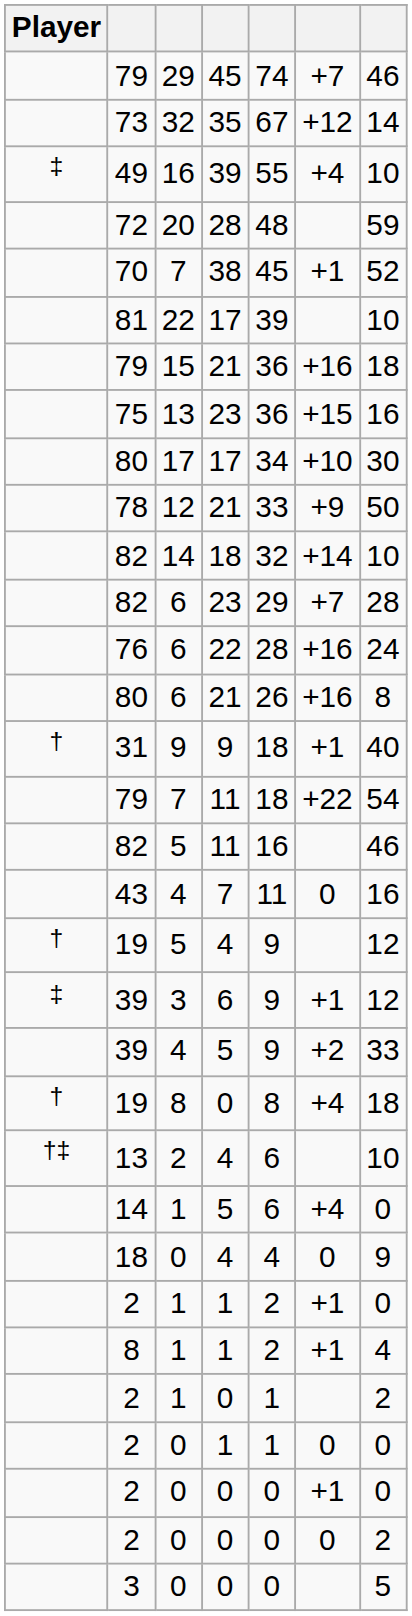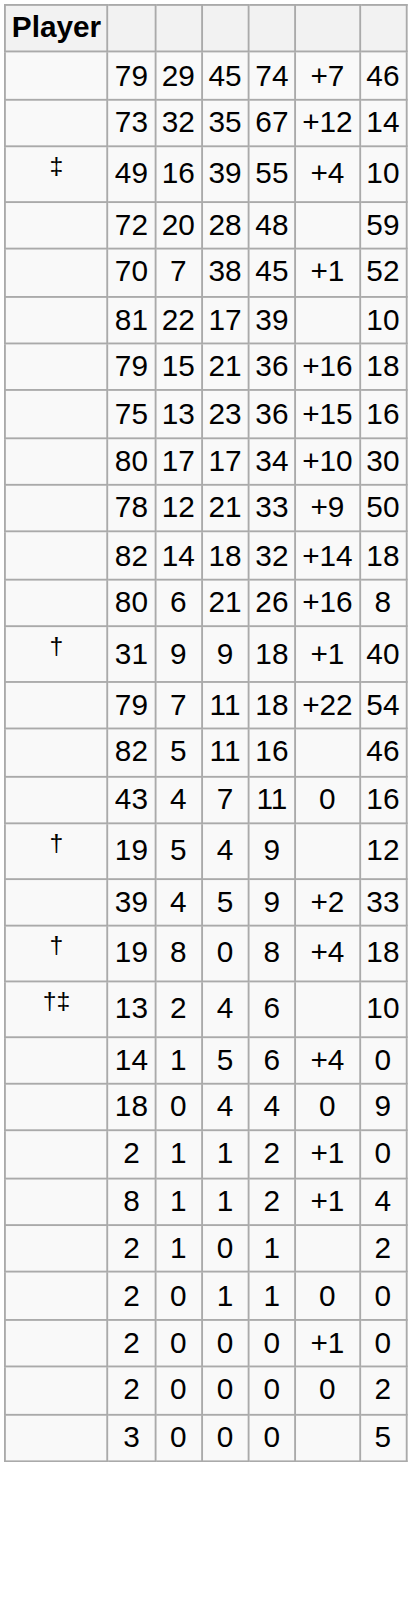(383, 555) 10 -> (383, 555) 18
- row: (131, 602)
- row: (131, 649)
- row: (131, 1000)
